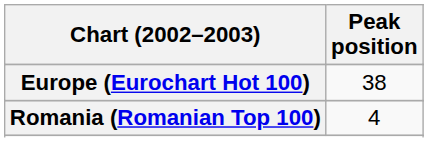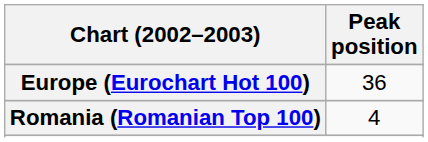(374, 82) 38 -> (374, 82) 36
